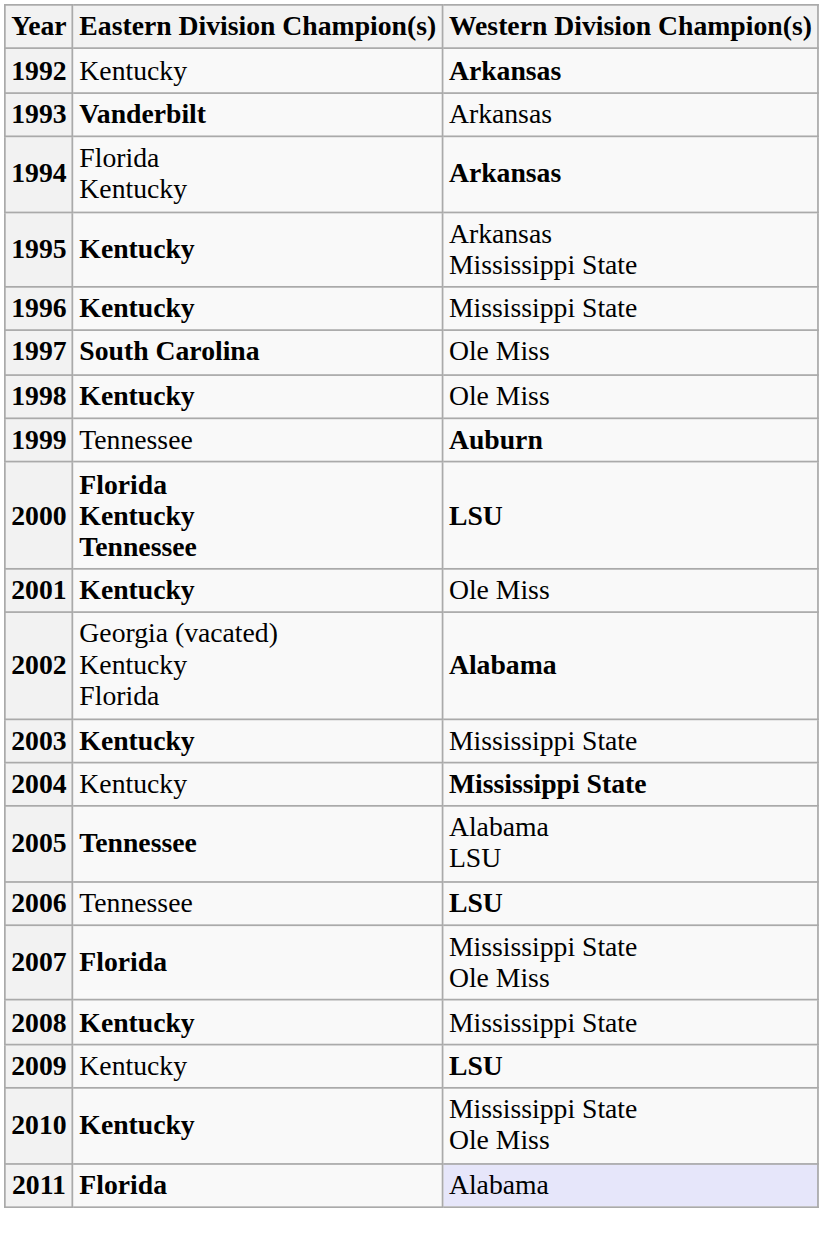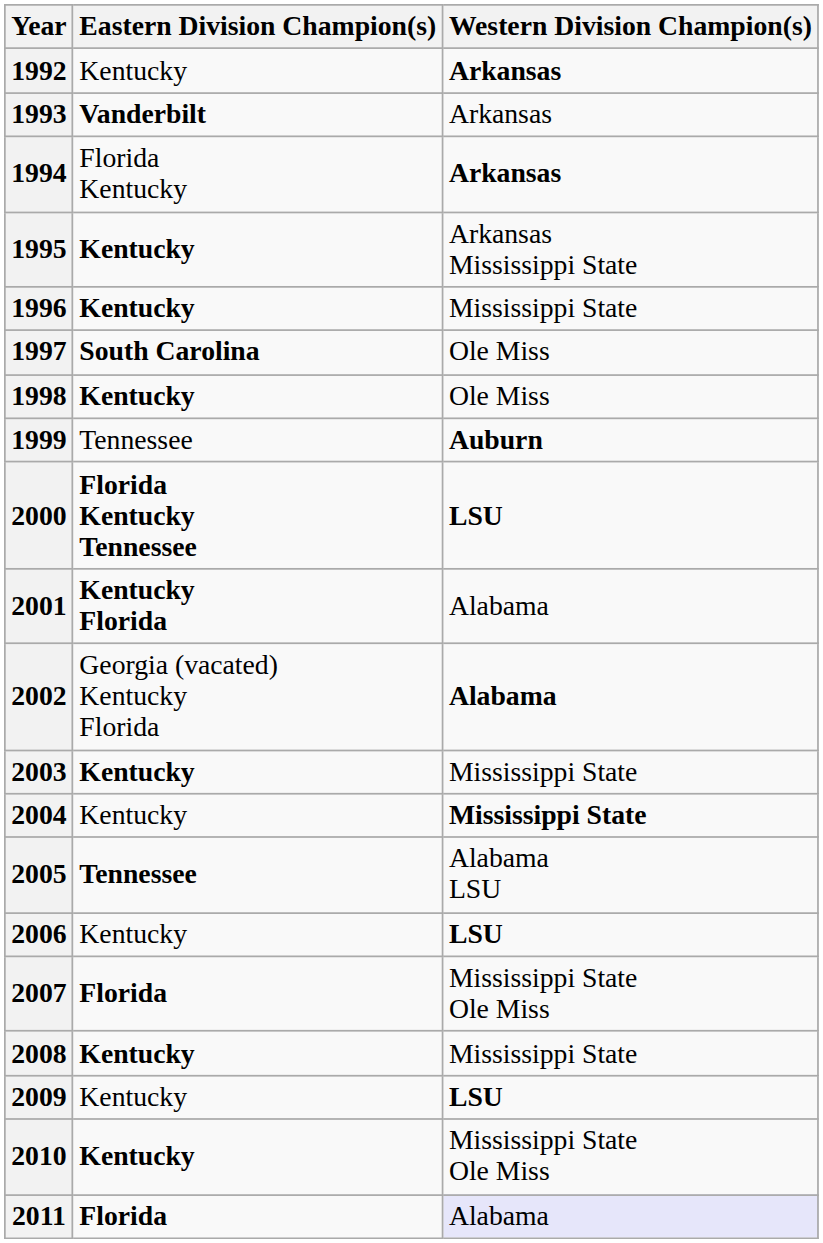(137, 589) Kentucky -> (137, 605) Kentucky Florida
(499, 589) Ole Miss -> (499, 605) Alabama
(136, 902) Tennessee -> (133, 934) Kentucky
